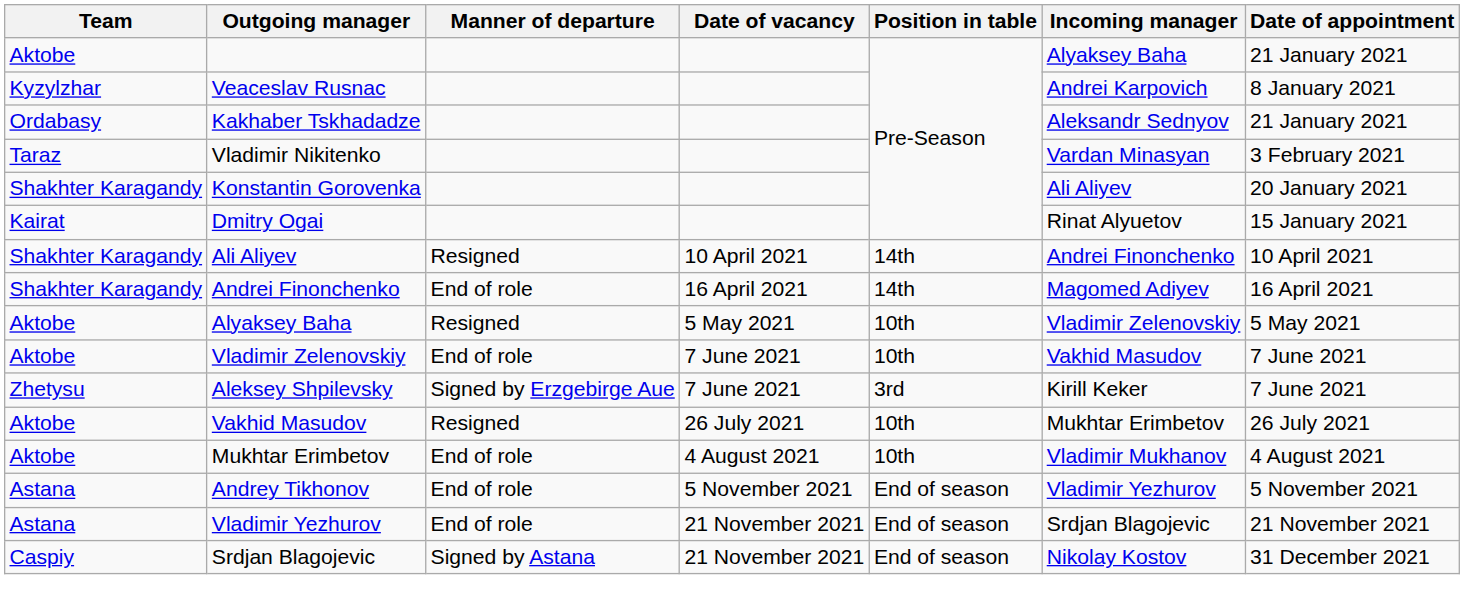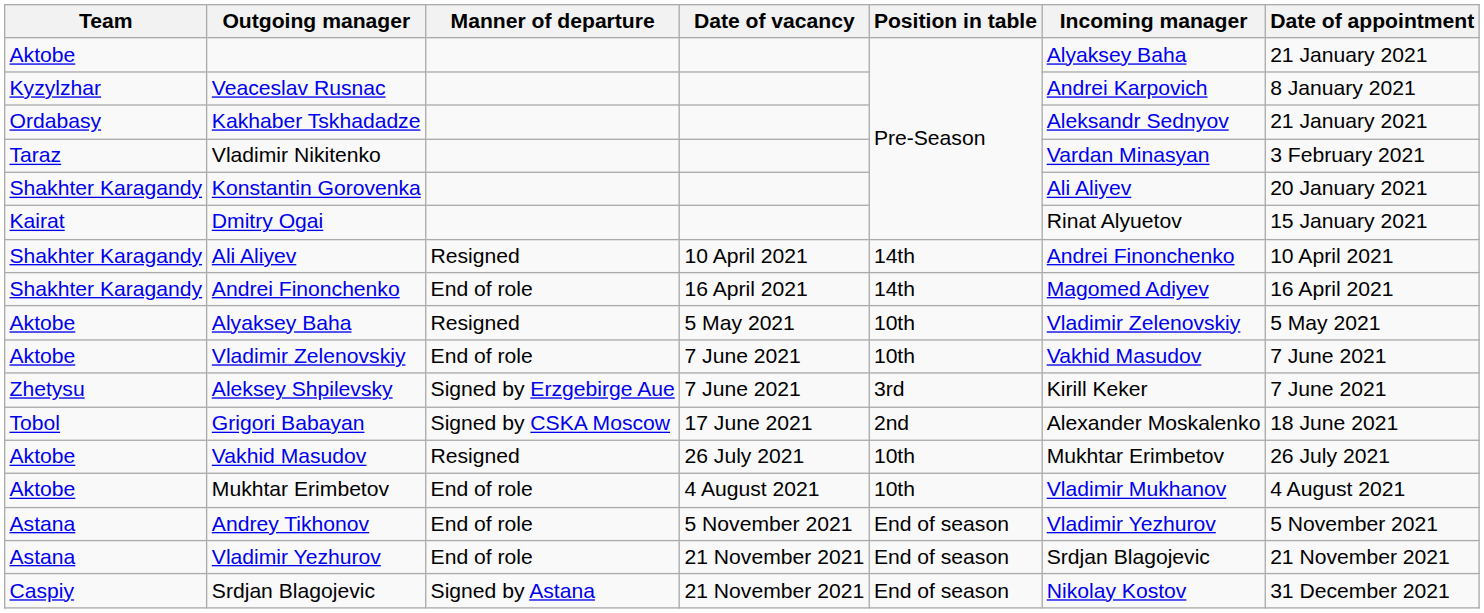+ row: (288, 423)
